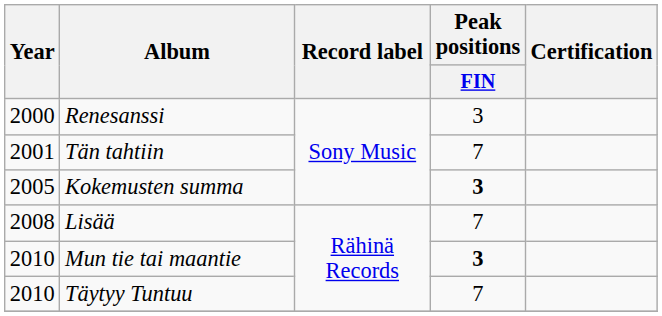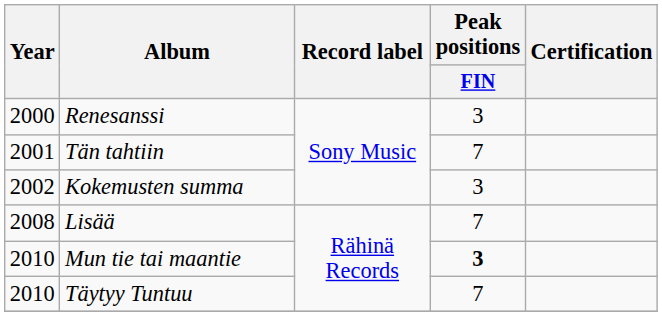(32, 187) 2005 -> (32, 187) 2002
(478, 187) bold -> (478, 187) normal
